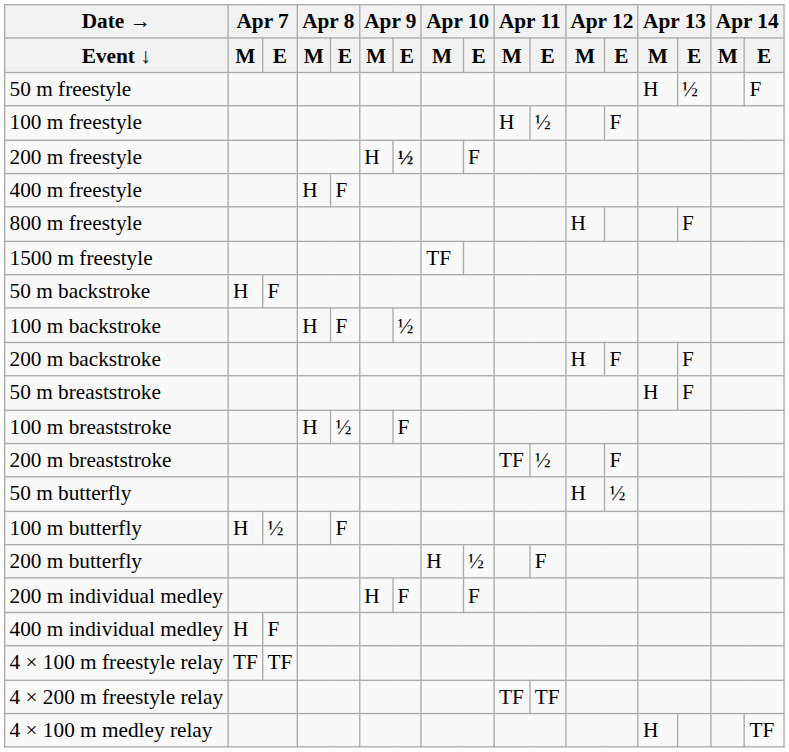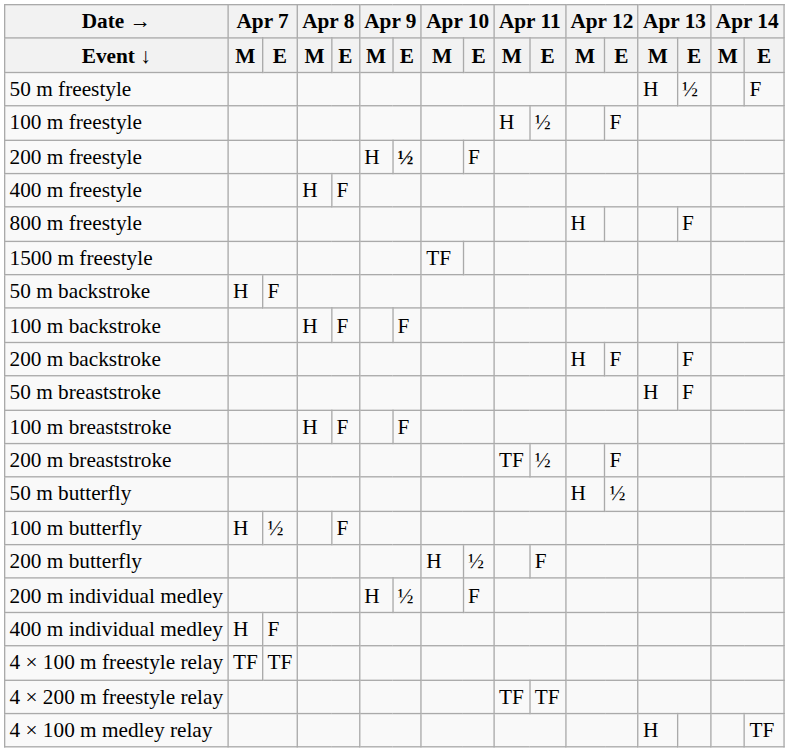(405, 325) ½ -> (403, 325) F
(343, 426) ½ -> (342, 426) F
(403, 595) F -> (405, 595) ½
